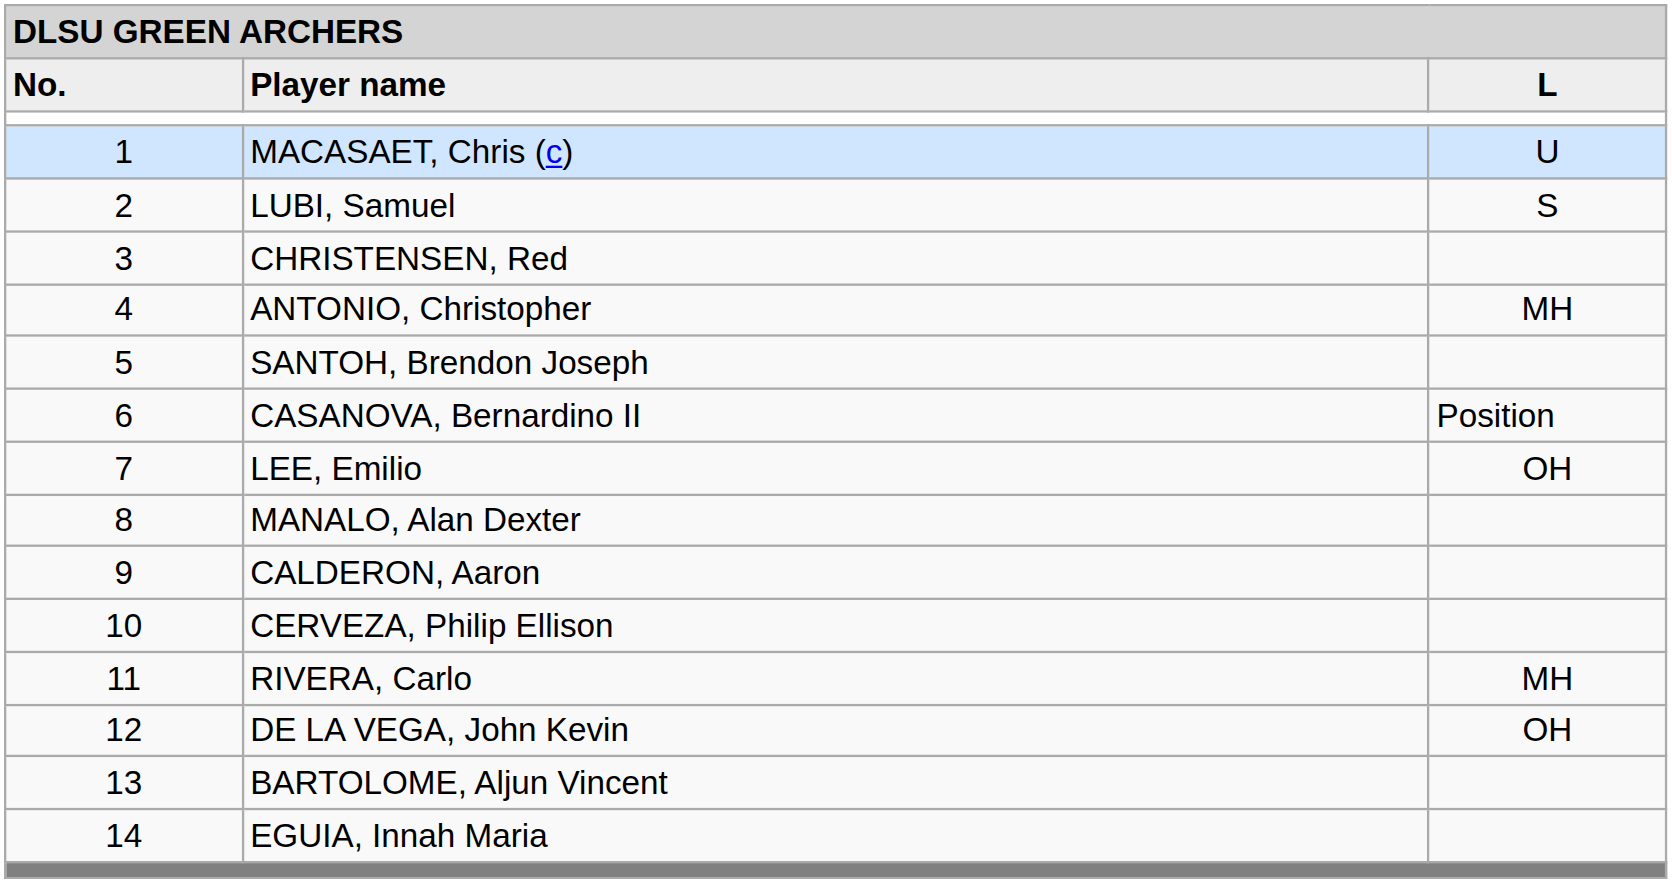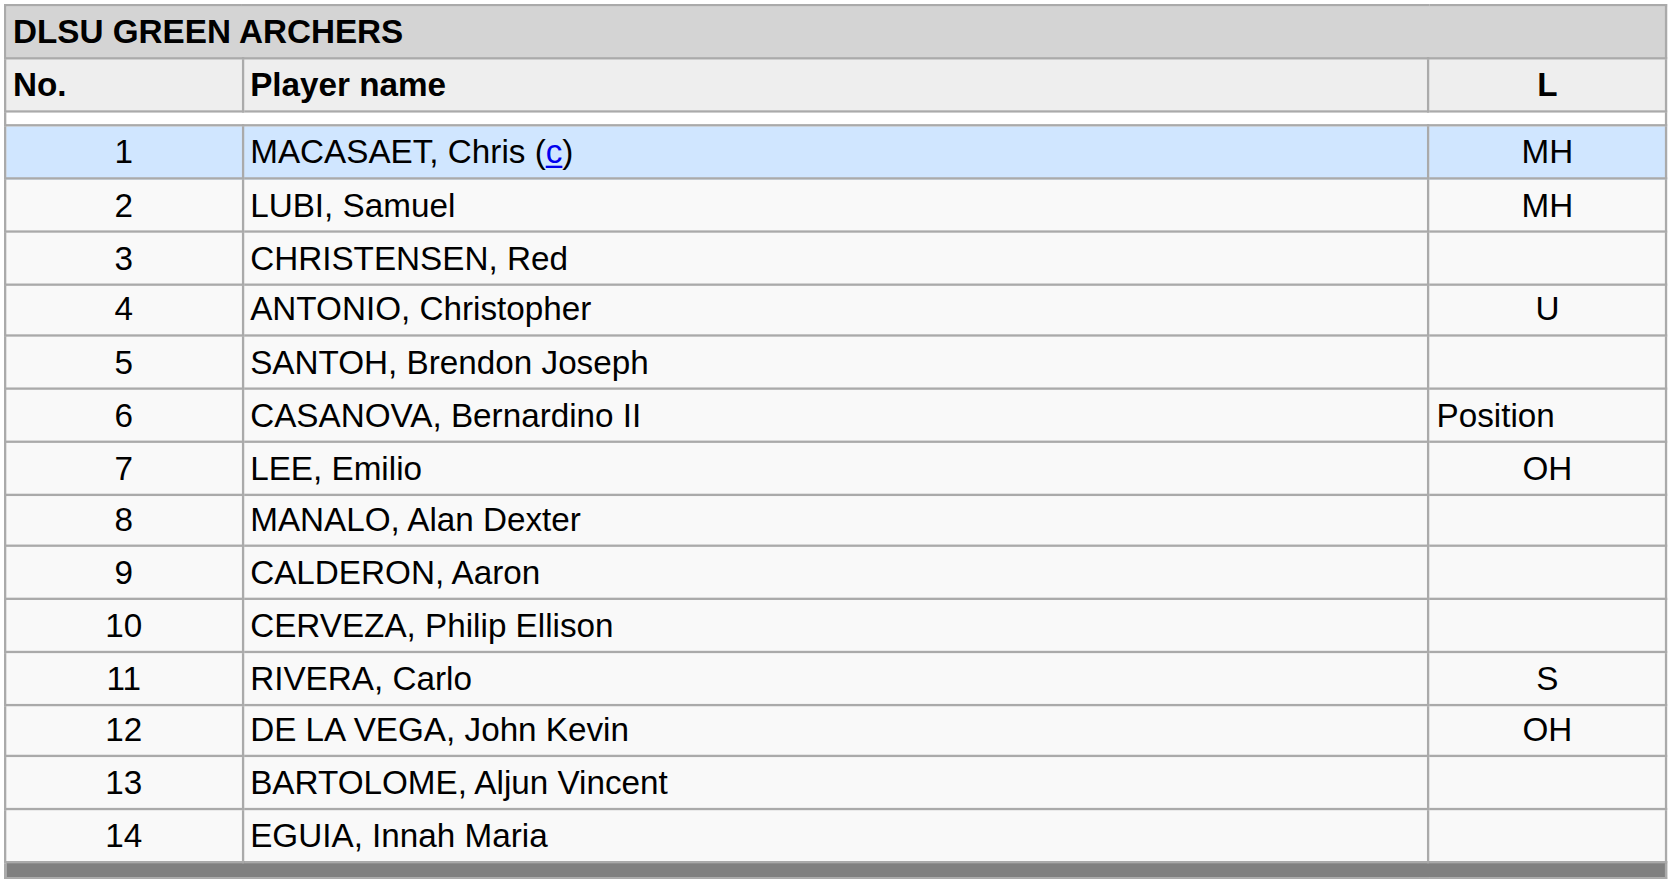(1547, 153) U -> (1547, 153) MH
(1547, 205) S -> (1547, 205) MH
(1547, 310) MH -> (1547, 310) U
(1547, 678) MH -> (1547, 678) S
